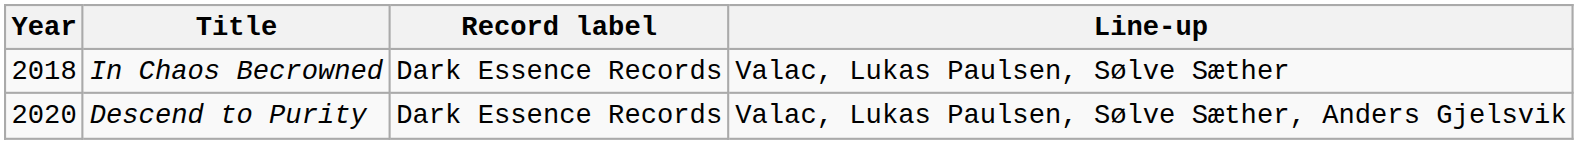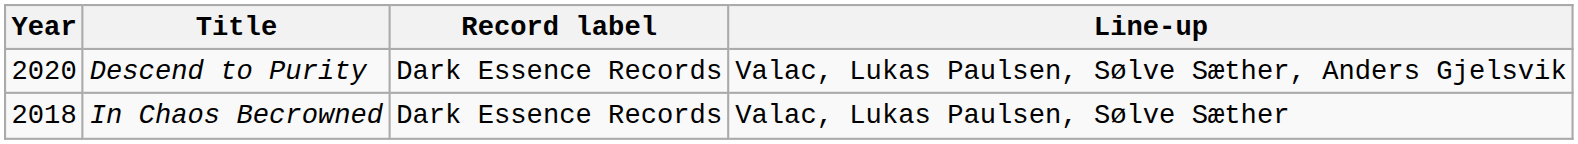rows swapped: (236, 71) <-> (228, 116)
